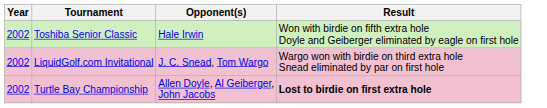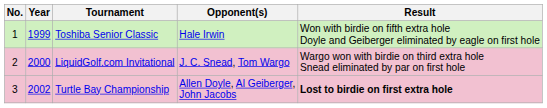+ column: (15, 13)
(18, 34) 2002 -> (39, 34) 1999
(18, 62) 2002 -> (39, 62) 2000
